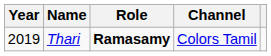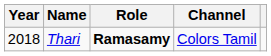(24, 39) 2019 -> (24, 39) 2018
